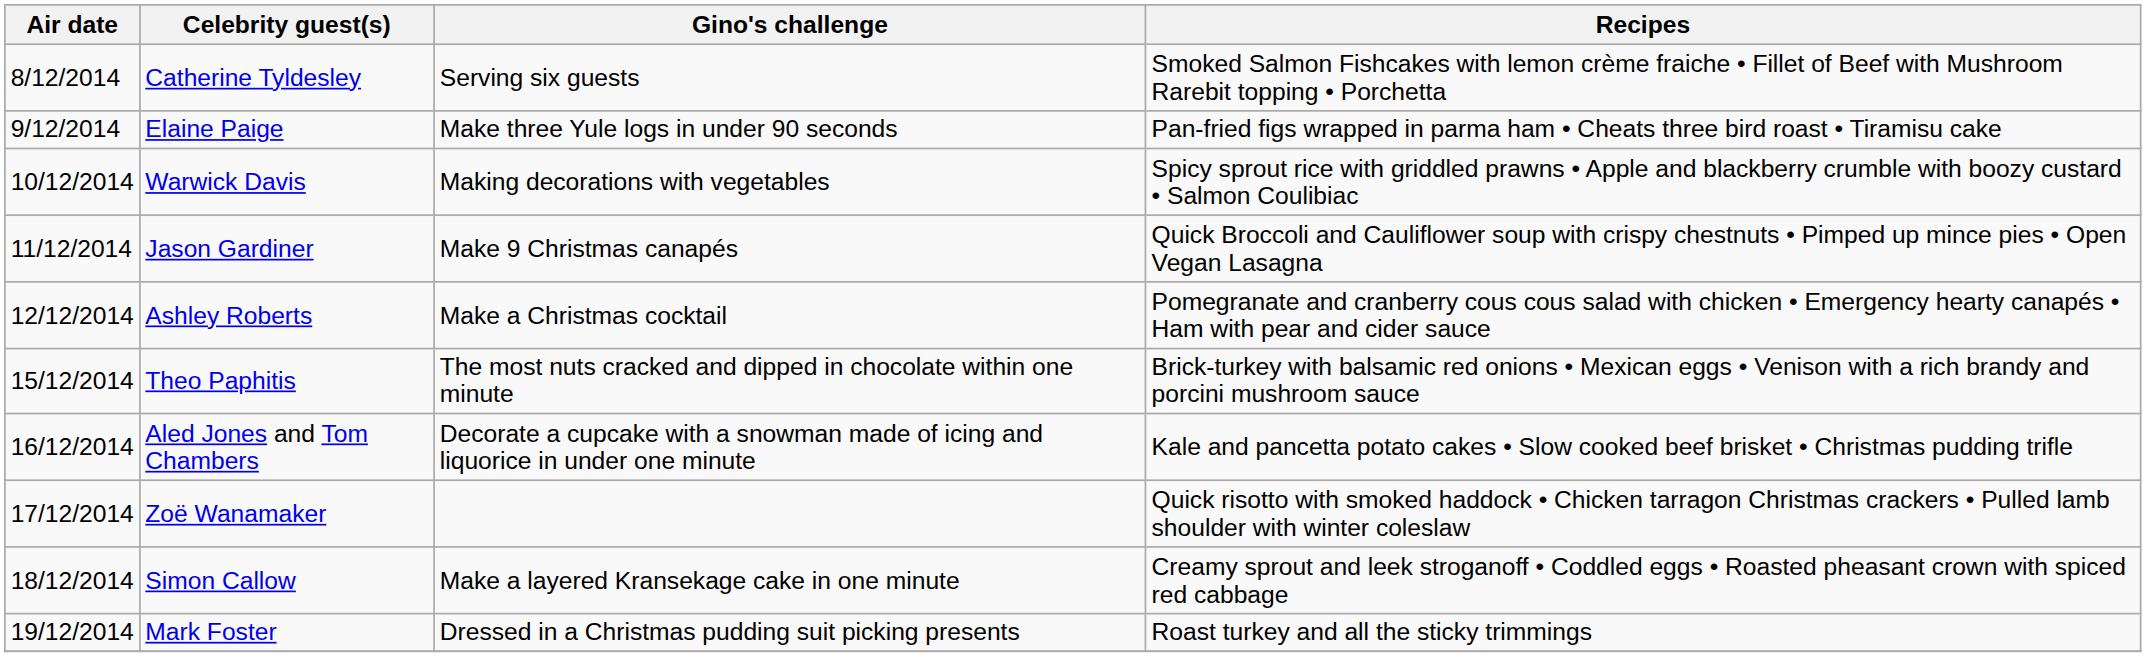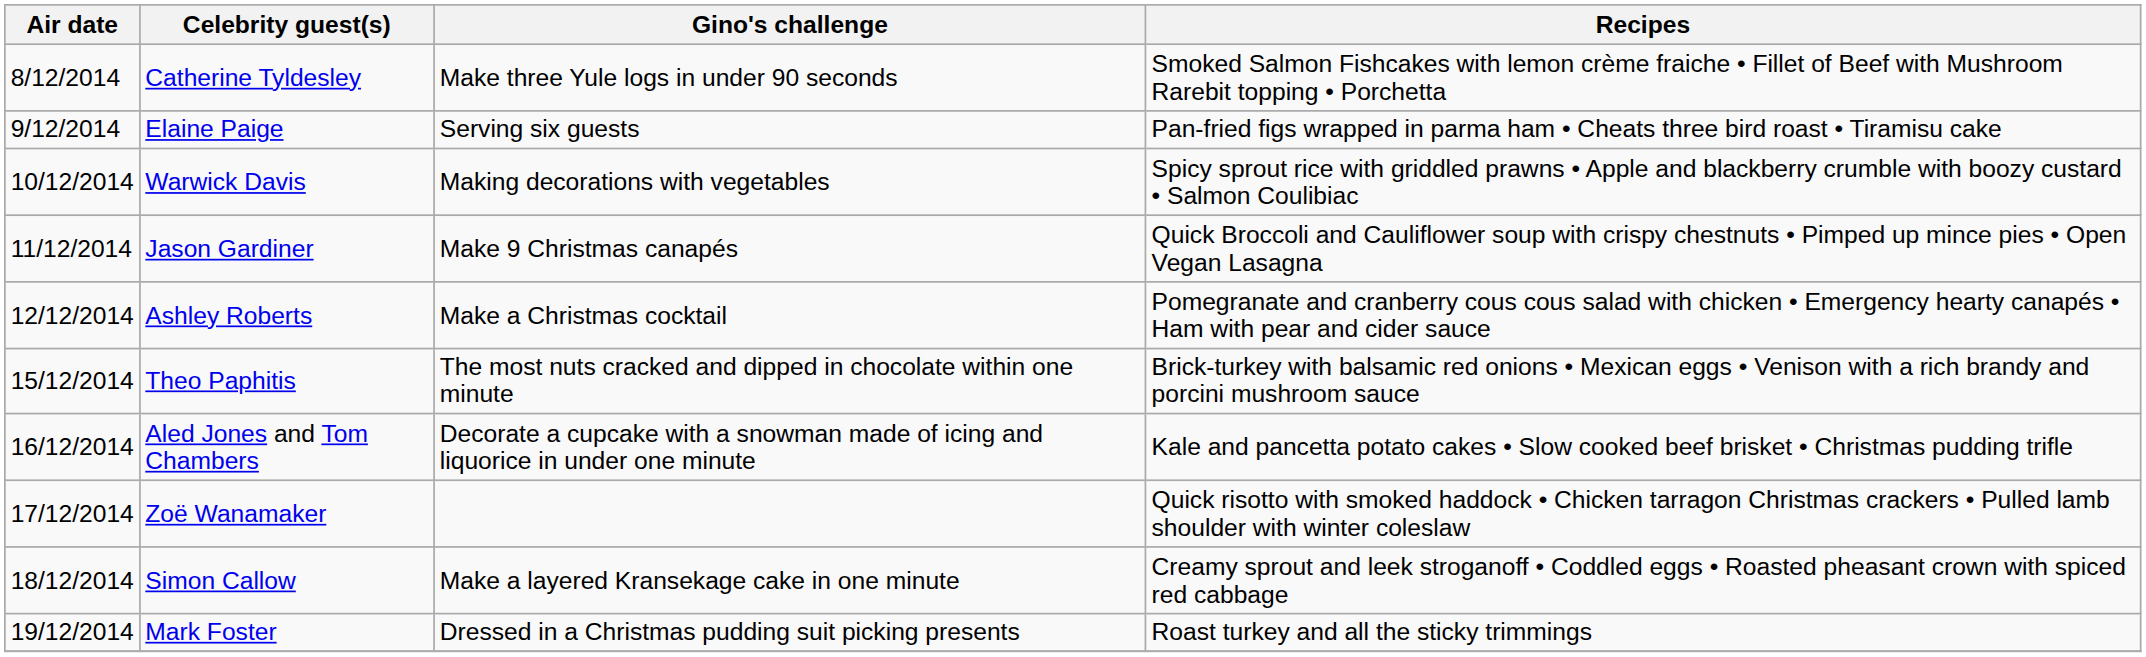(540, 77) Serving six guests -> (669, 77) Make three Yule logs in under 90 seconds
(669, 130) Make three Yule logs in under 90 seconds -> (540, 130) Serving six guests
